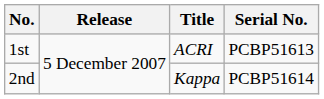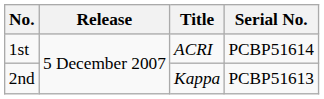(271, 48) PCBP51613 -> (271, 48) PCBP51614
(271, 78) PCBP51614 -> (271, 78) PCBP51613
